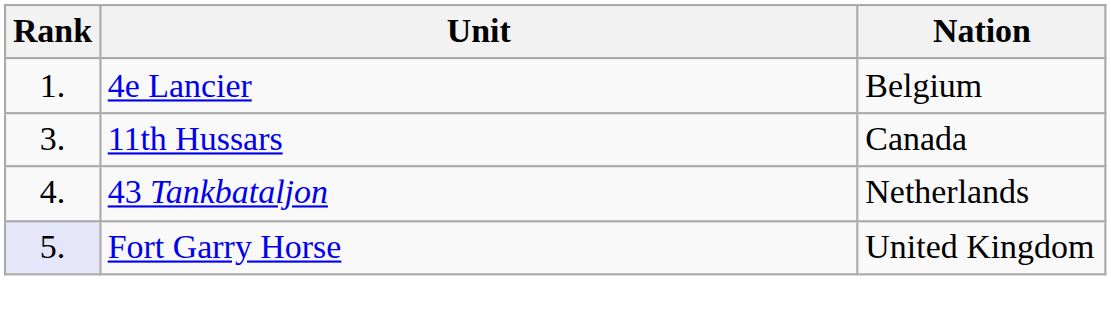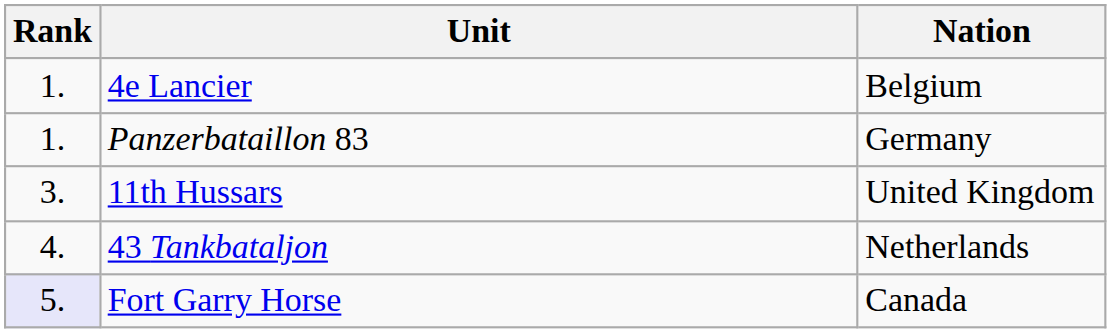+ row: (238, 138)
(916, 138) Canada -> (980, 192) United Kingdom
(980, 246) United Kingdom -> (916, 300) Canada
